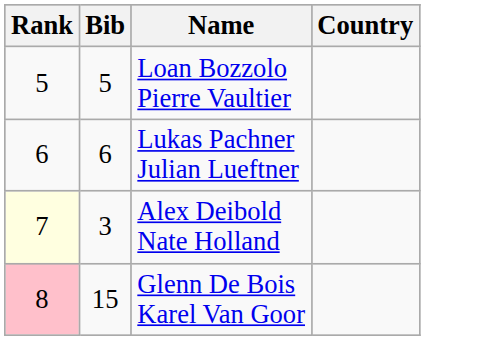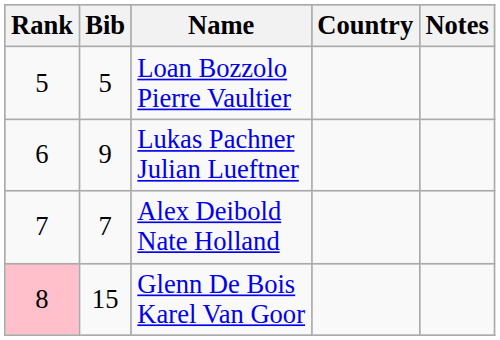+ column: (457, 25)
(105, 154) 6 -> (105, 154) 9
(42, 226) lightyellow background -> (42, 226) no background
(105, 226) 3 -> (105, 226) 7
